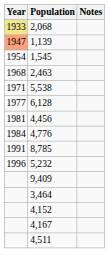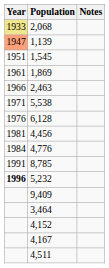(16, 57) 1954 -> (16, 57) 1951
+ row: (41, 73)
(16, 73) 1968 -> (16, 88) 1966
(16, 103) 1977 -> (16, 118) 1976
(16, 164) normal -> (16, 179) bold
